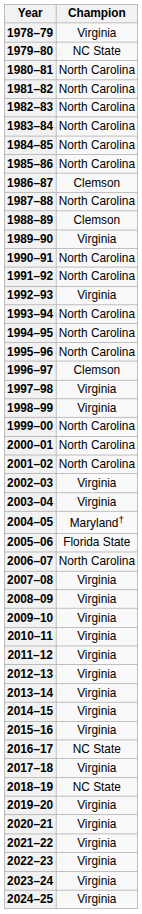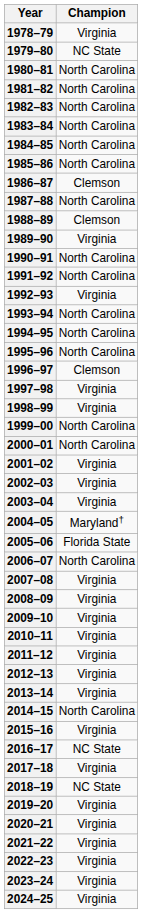(97, 464) North Carolina -> (97, 464) Virginia
(97, 711) Virginia -> (97, 711) North Carolina
